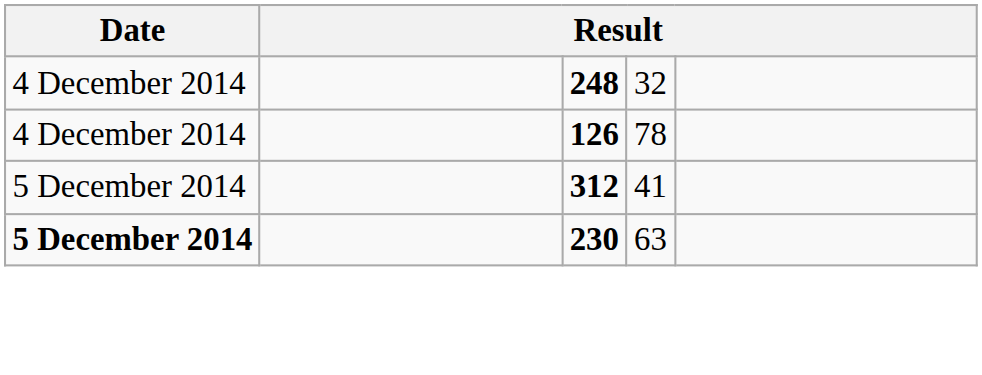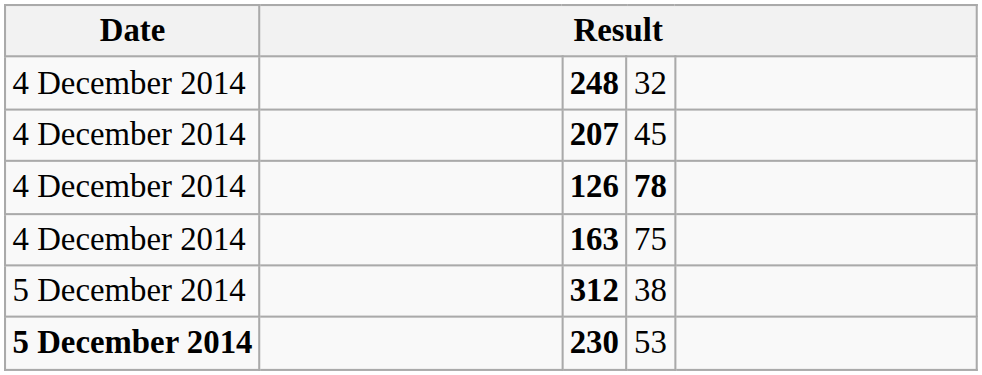+ row: (594, 134)
(650, 134) normal -> (650, 186) bold
+ row: (594, 238)
(650, 186) 41 -> (650, 290) 38
(650, 238) 63 -> (650, 342) 53
